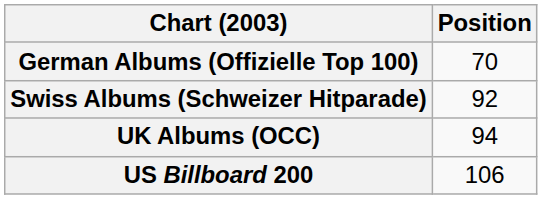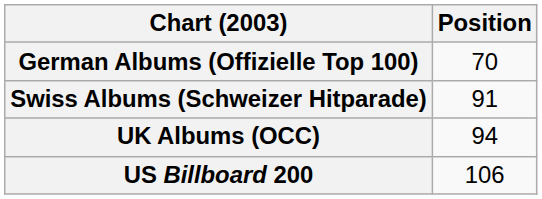(485, 99) 92 -> (485, 99) 91
